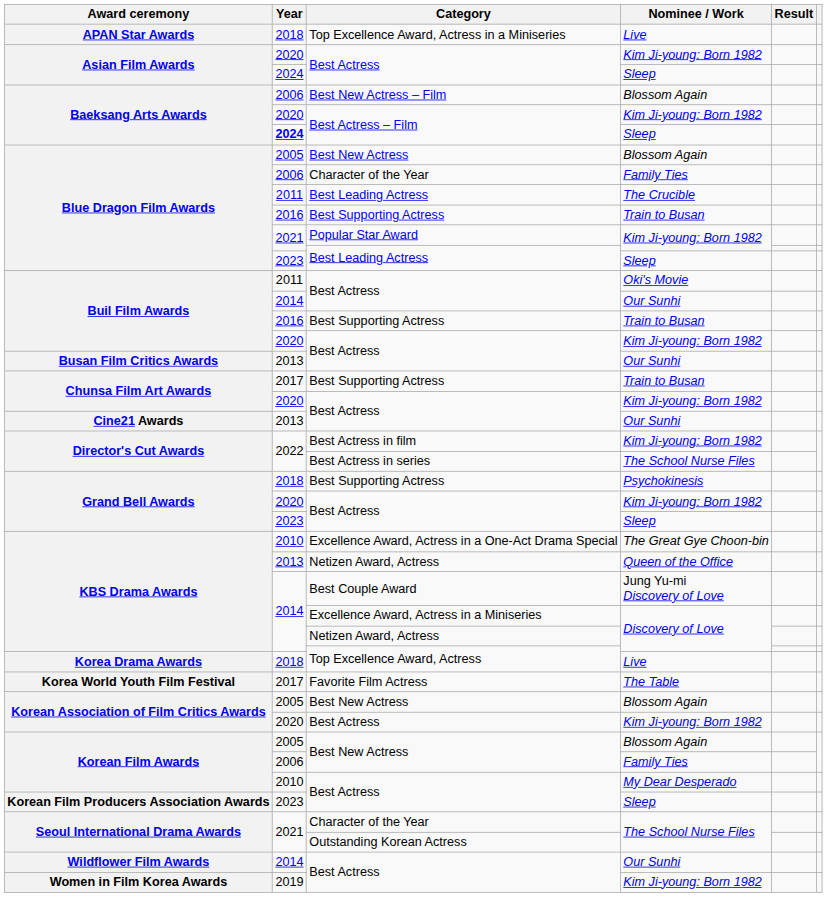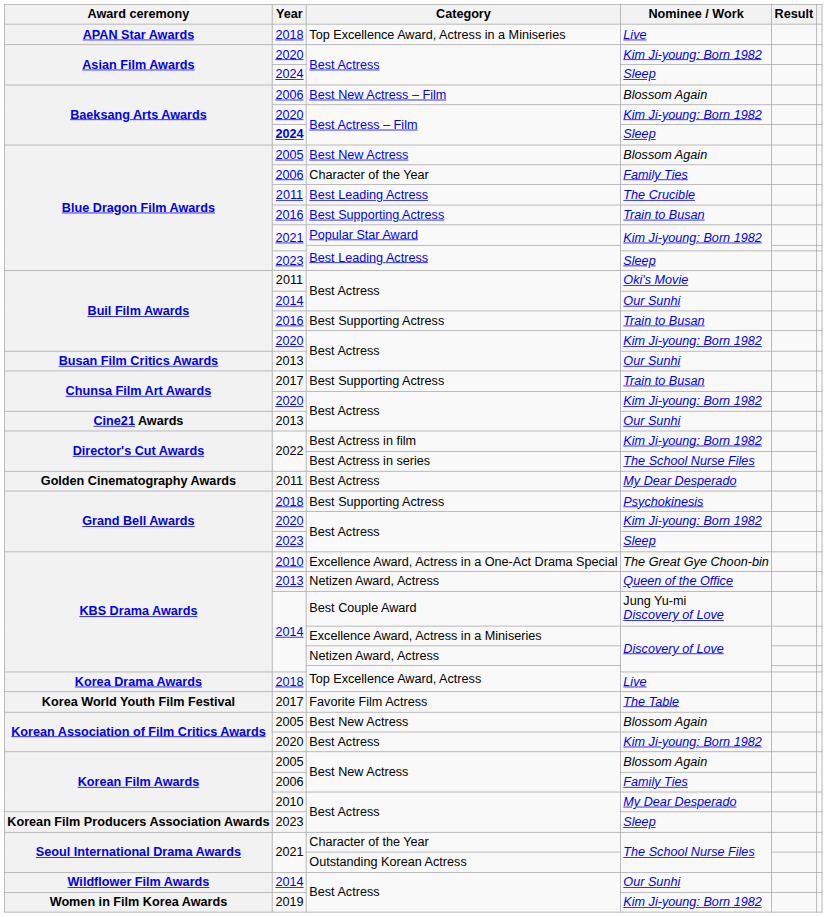+ row: (138, 481)
